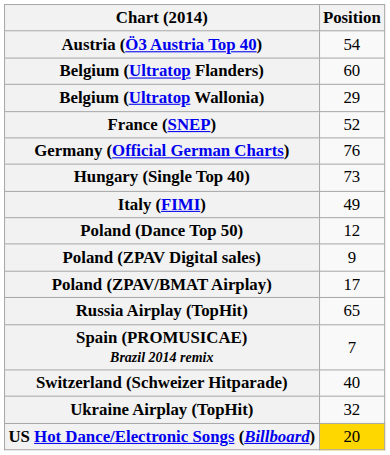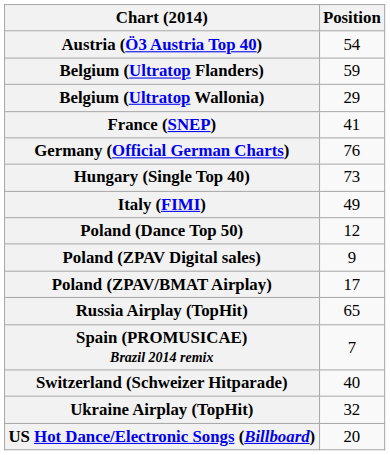(352, 71) 60 -> (352, 71) 59
(352, 124) 52 -> (352, 124) 41
(352, 436) gold background -> (352, 436) no background
